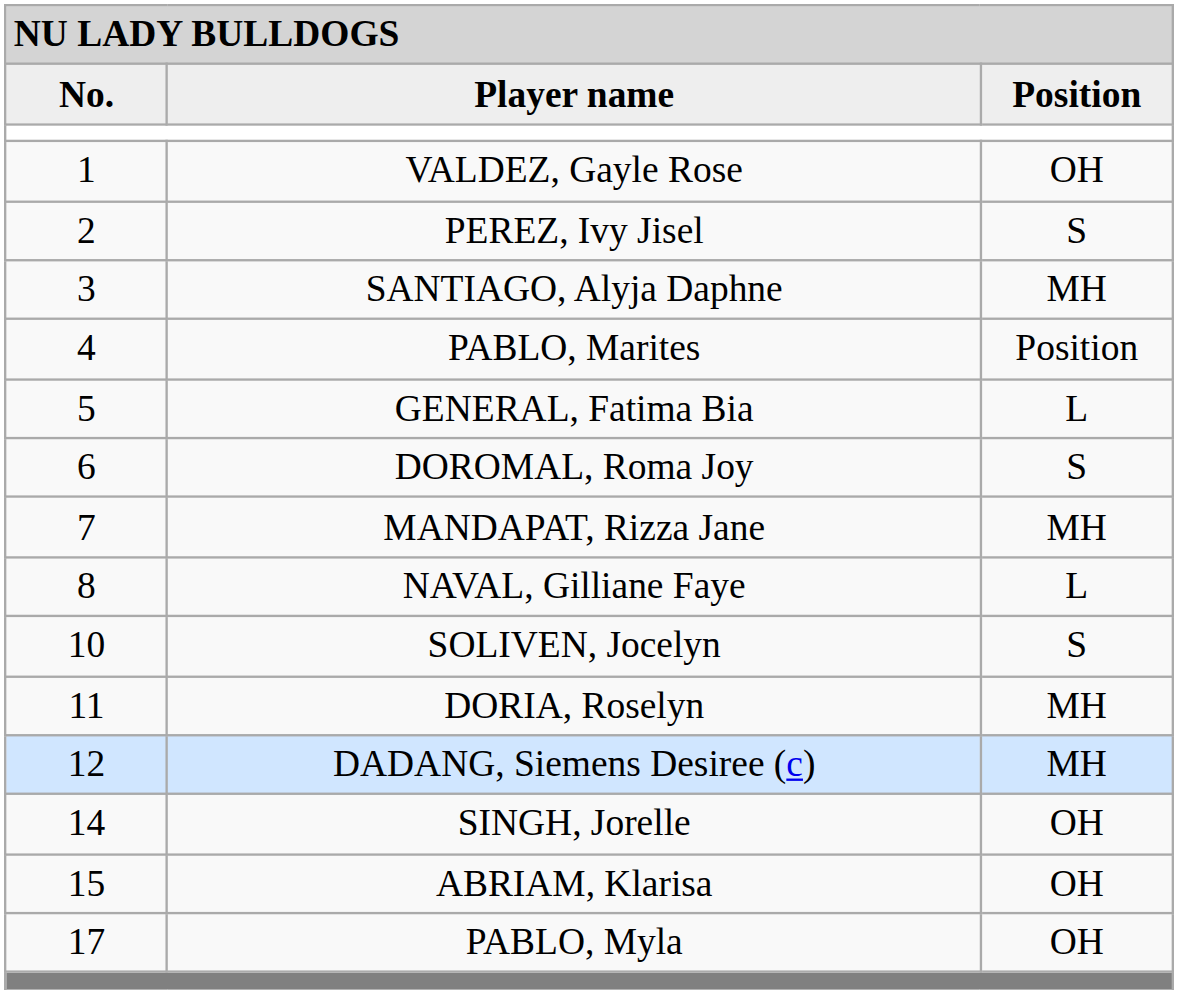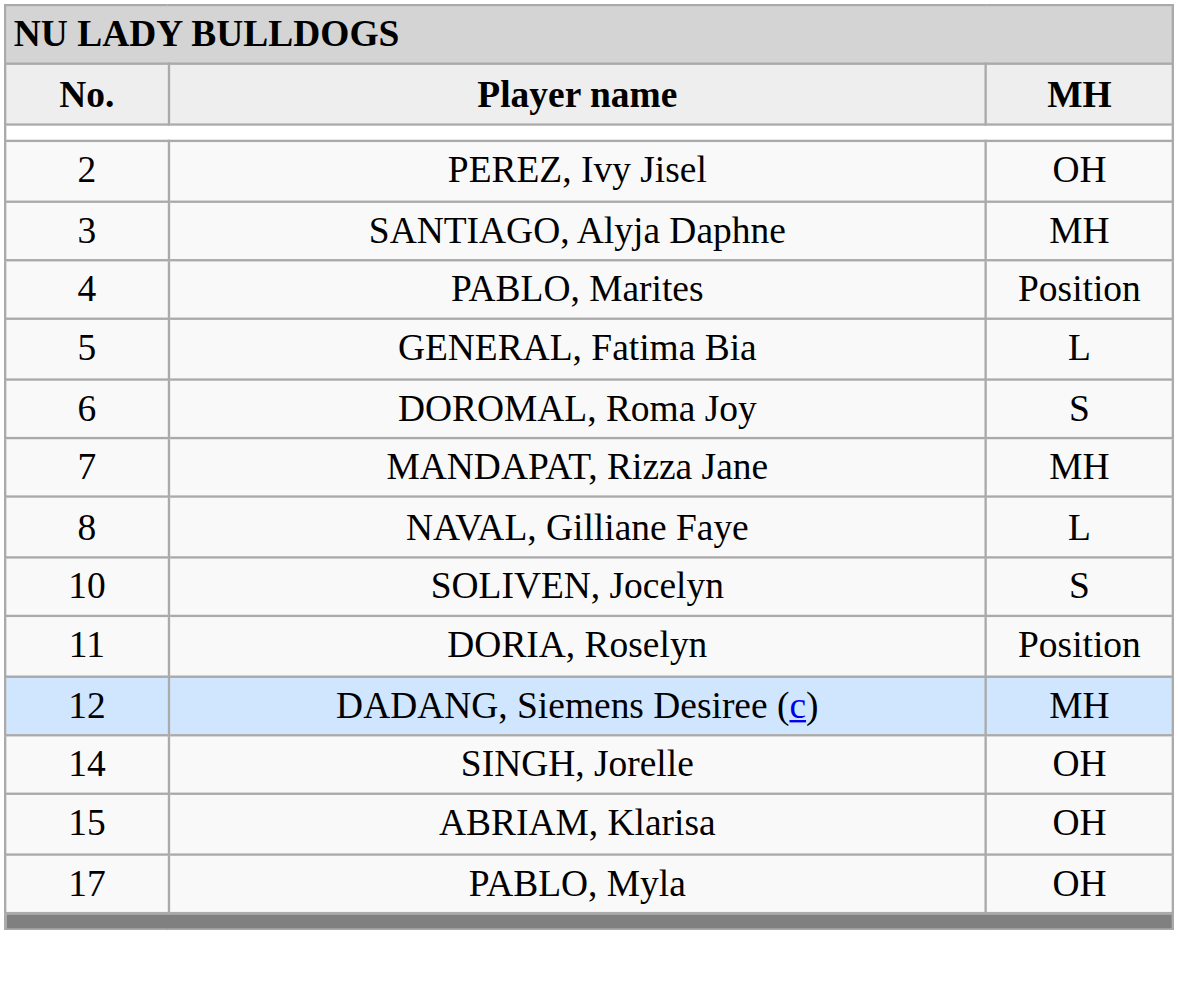(1077, 93) Position -> (1079, 93) MH
- row: (86, 170)
(1077, 229) S -> (1079, 170) OH
(1077, 704) MH -> (1079, 645) Position
